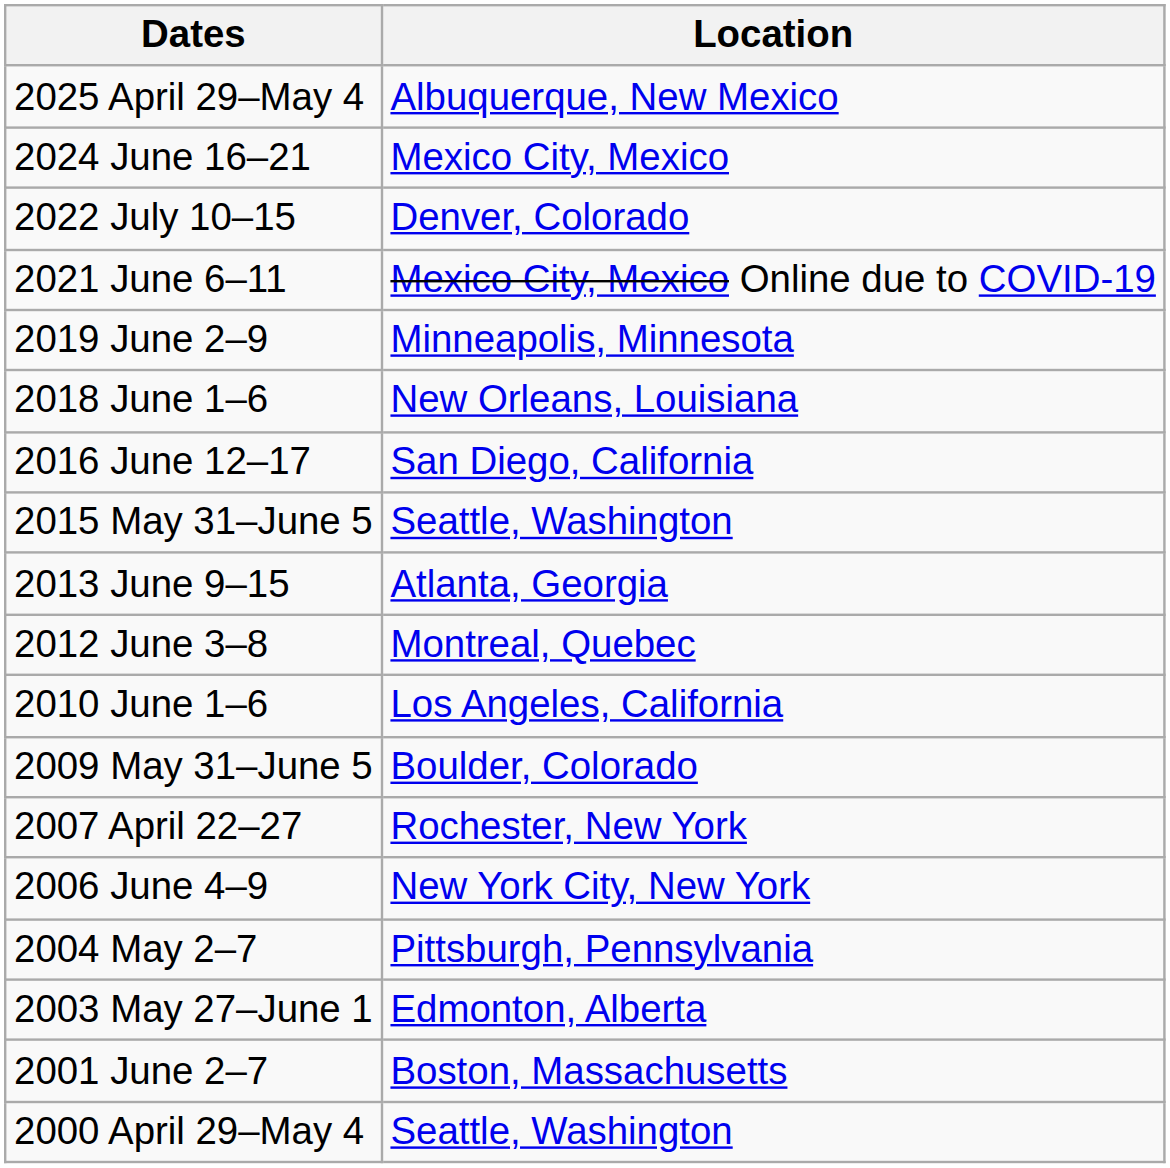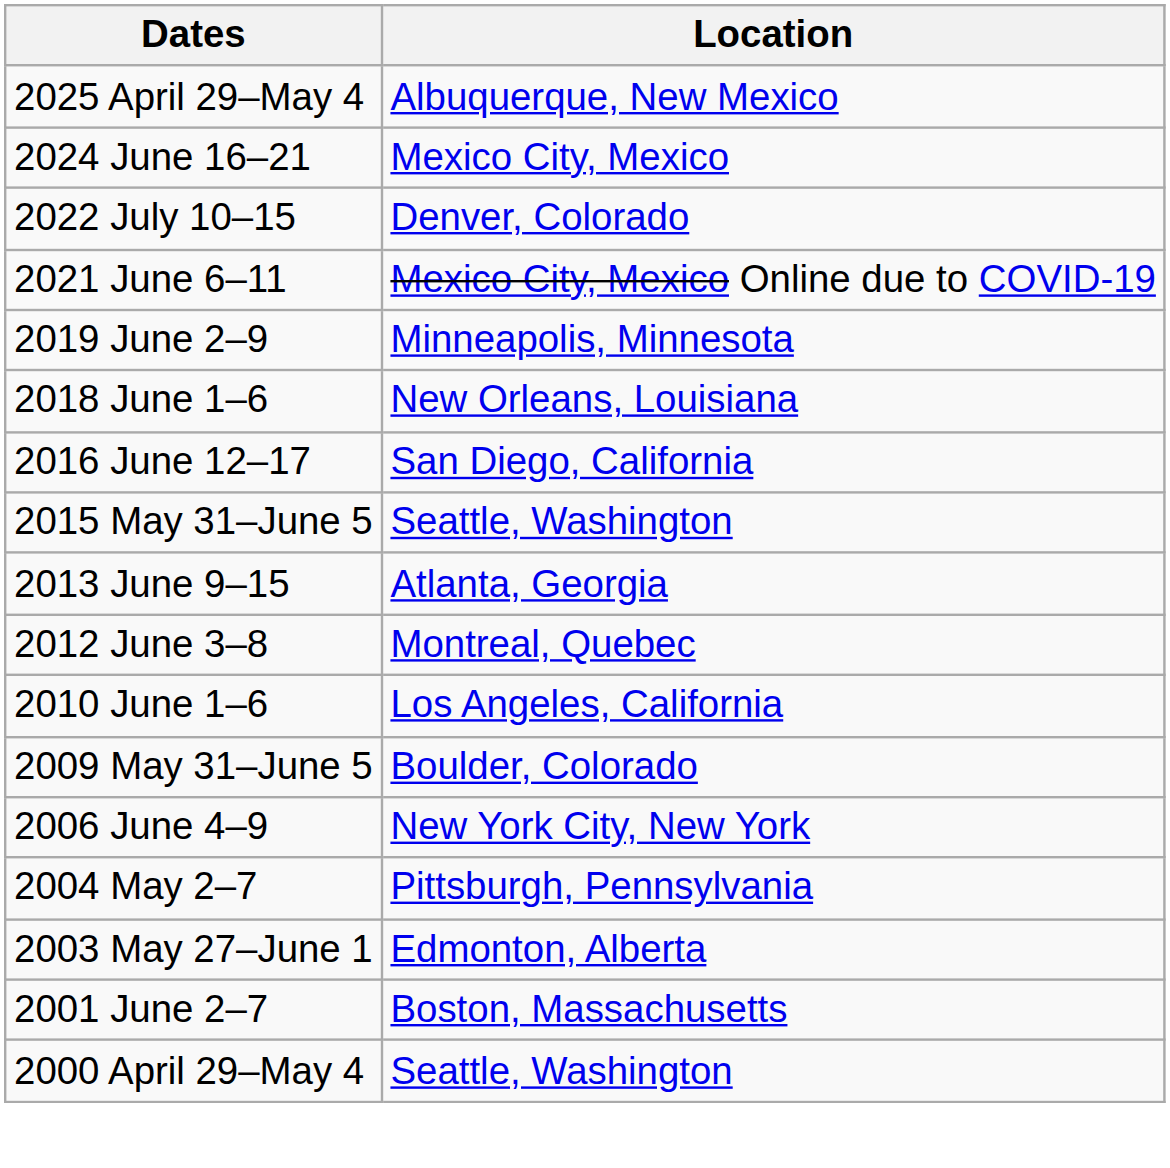- row: (158, 826)
